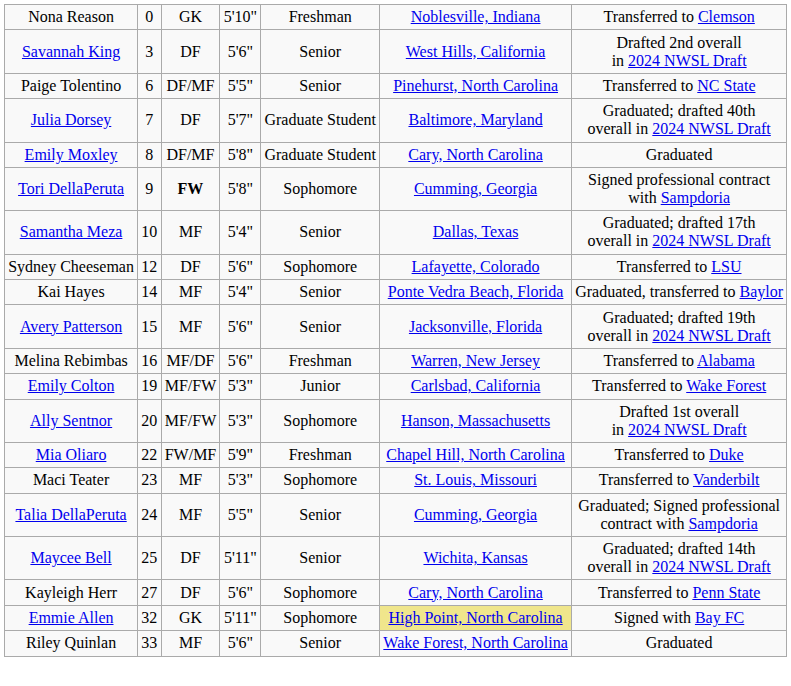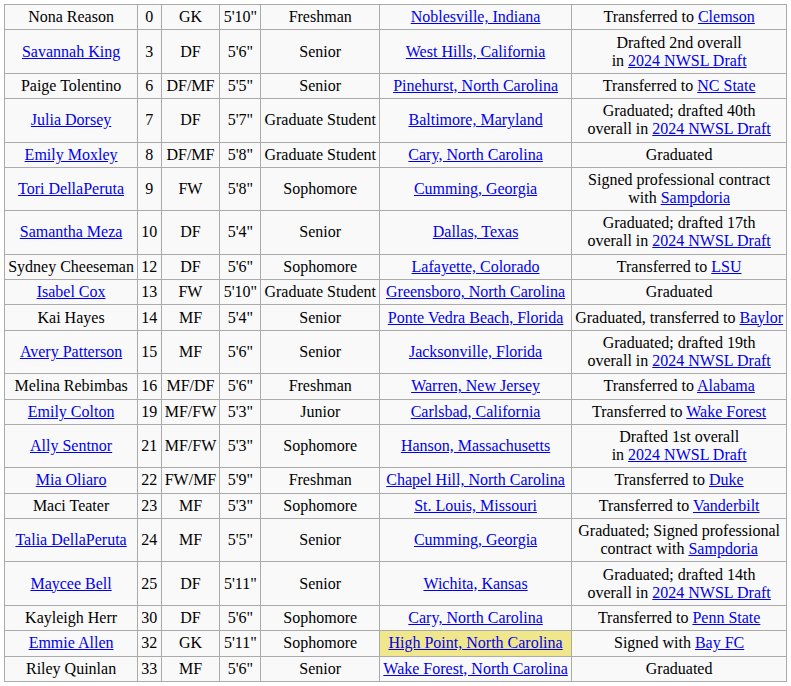(190, 189) bold -> (190, 189) normal
(190, 232) MF -> (190, 232) DF
+ row: (71, 292)
(149, 420) 20 -> (149, 446) 21
(149, 592) 27 -> (149, 617) 30
